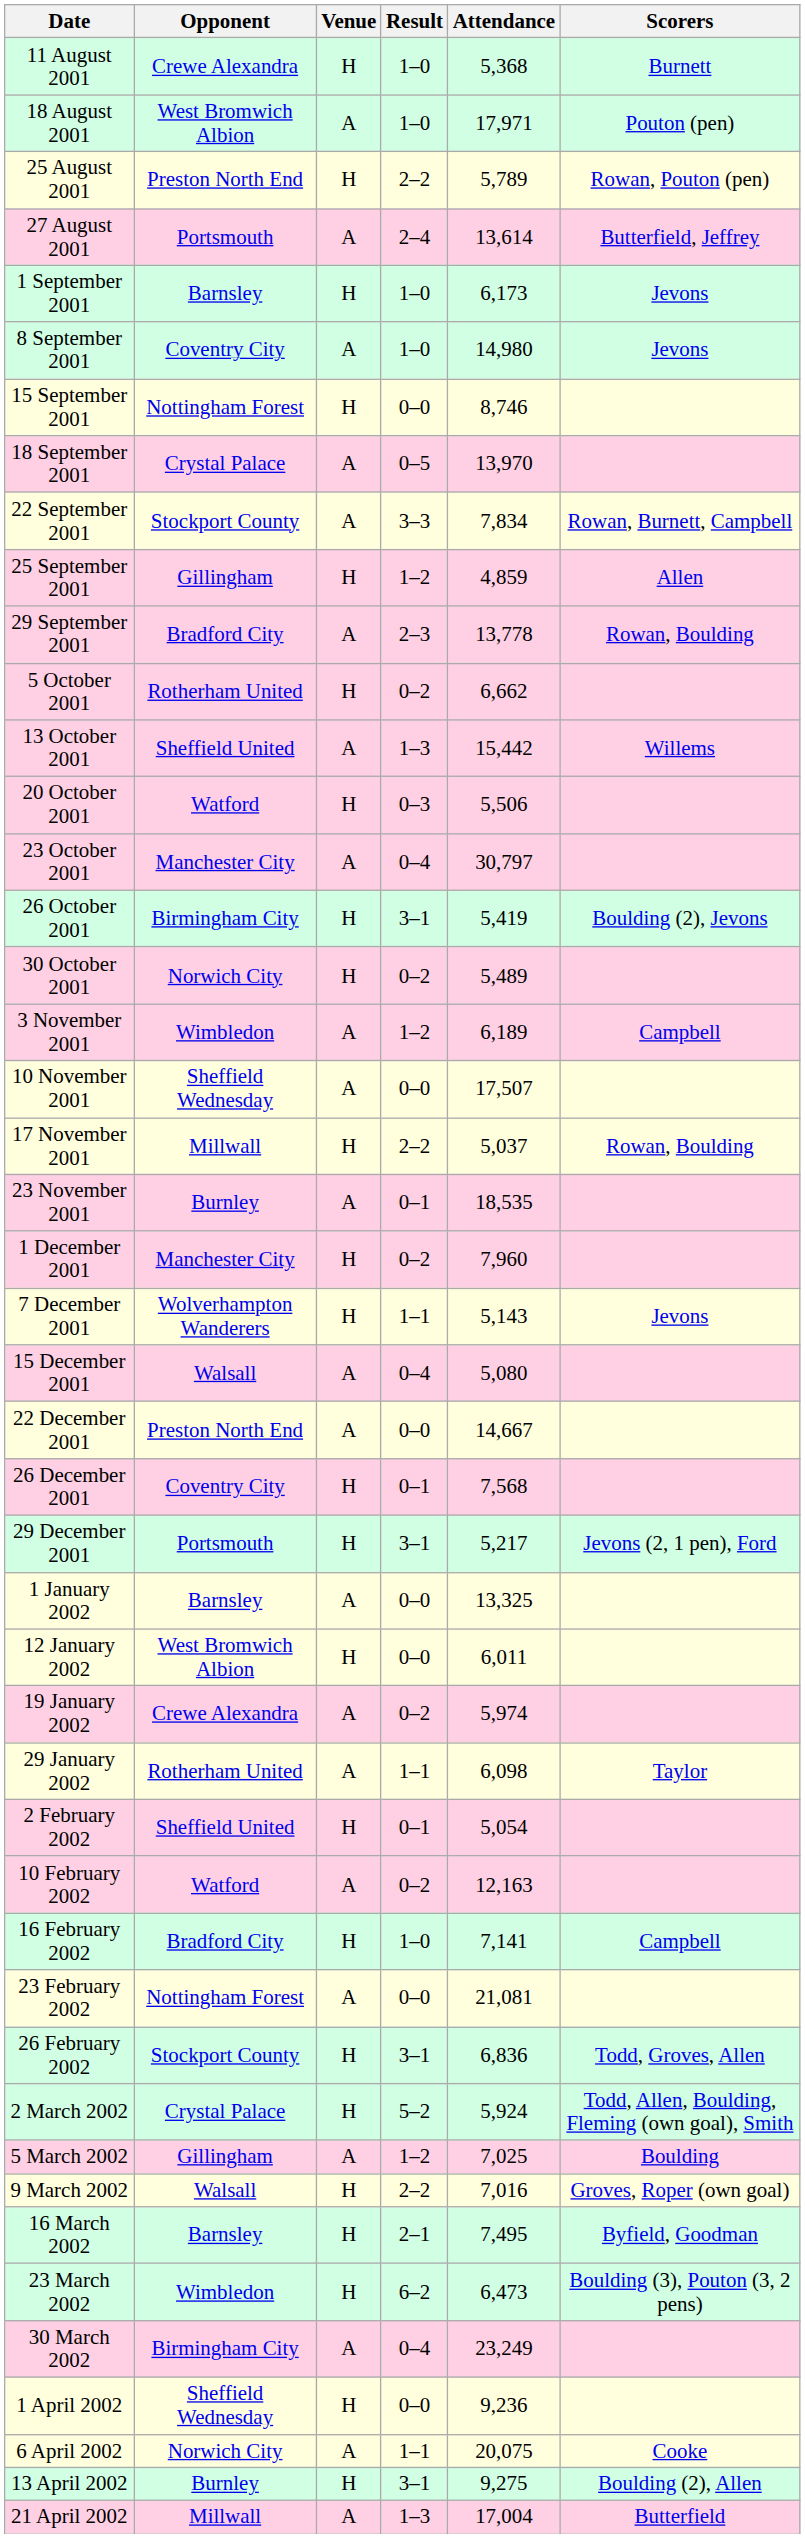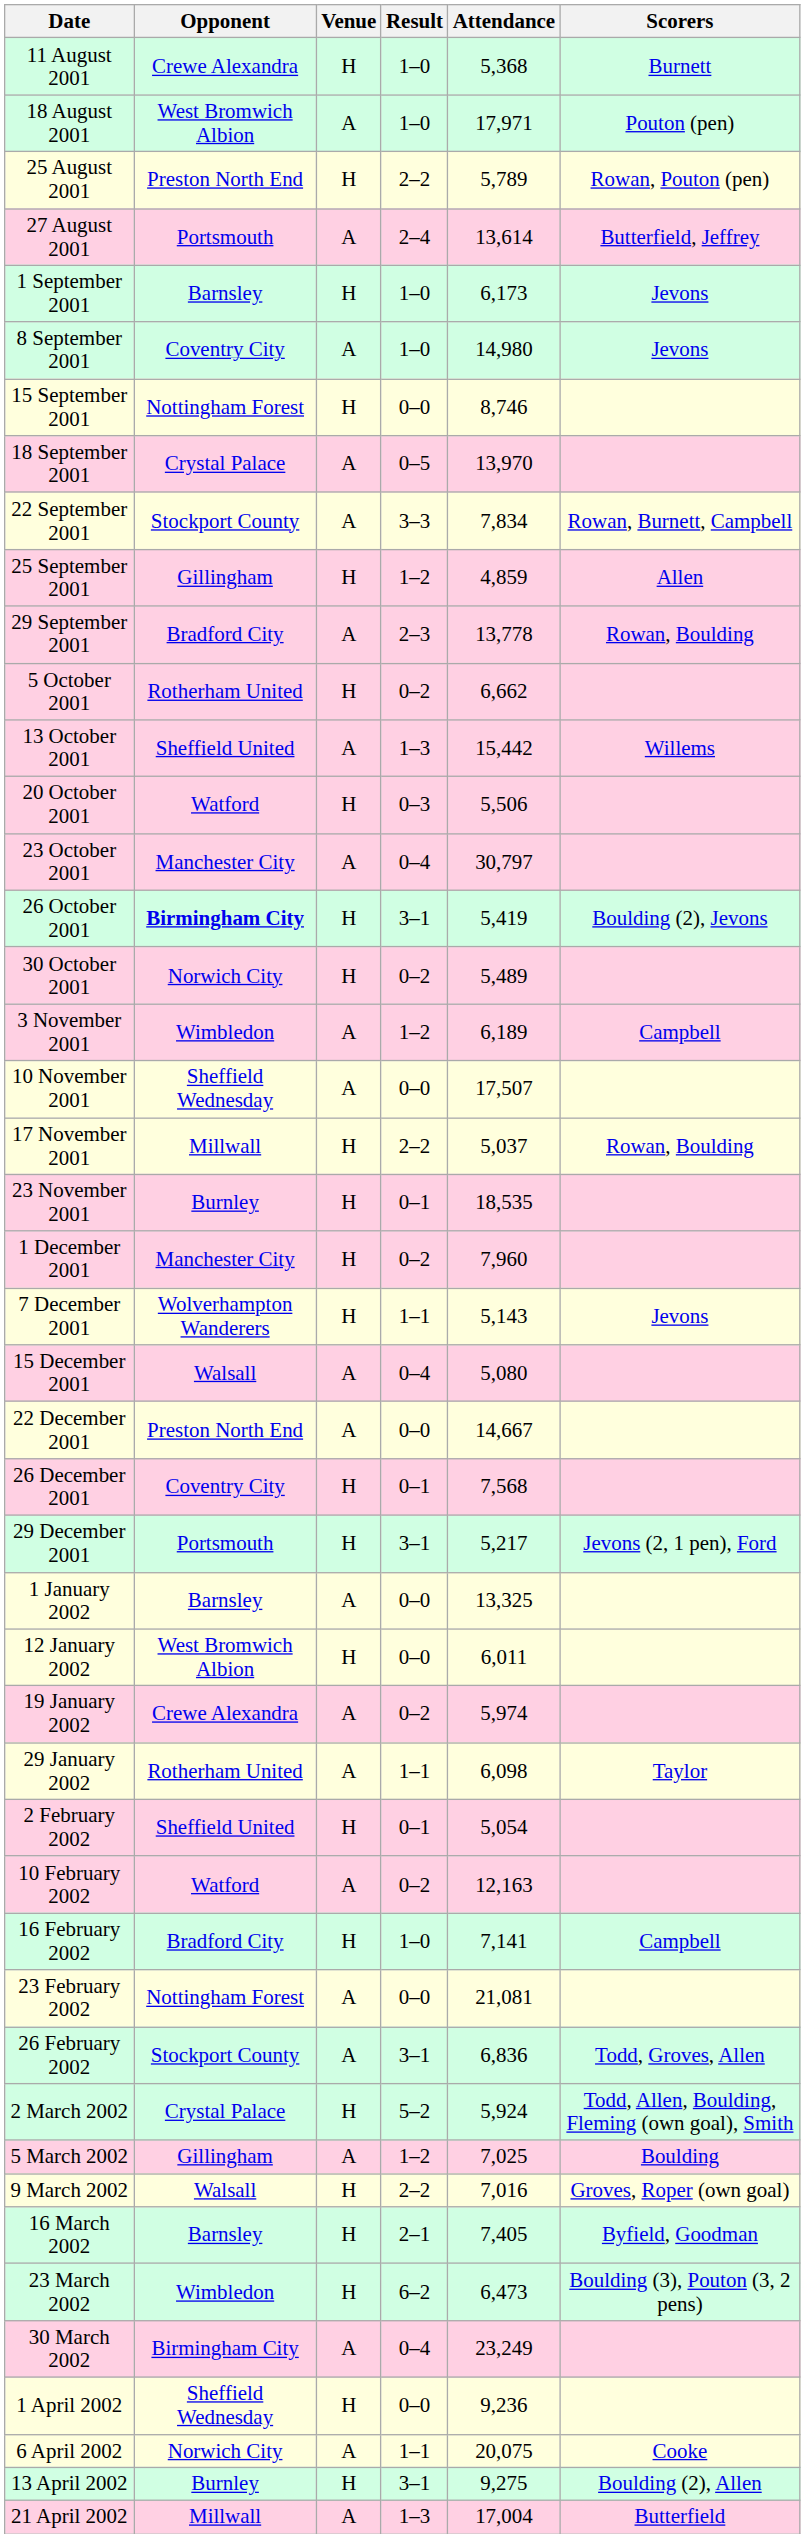(225, 918) normal -> (225, 918) bold
(349, 1202) A -> (349, 1202) H
(349, 2054) H -> (349, 2054) A
(504, 2235) 7,495 -> (504, 2235) 7,405
